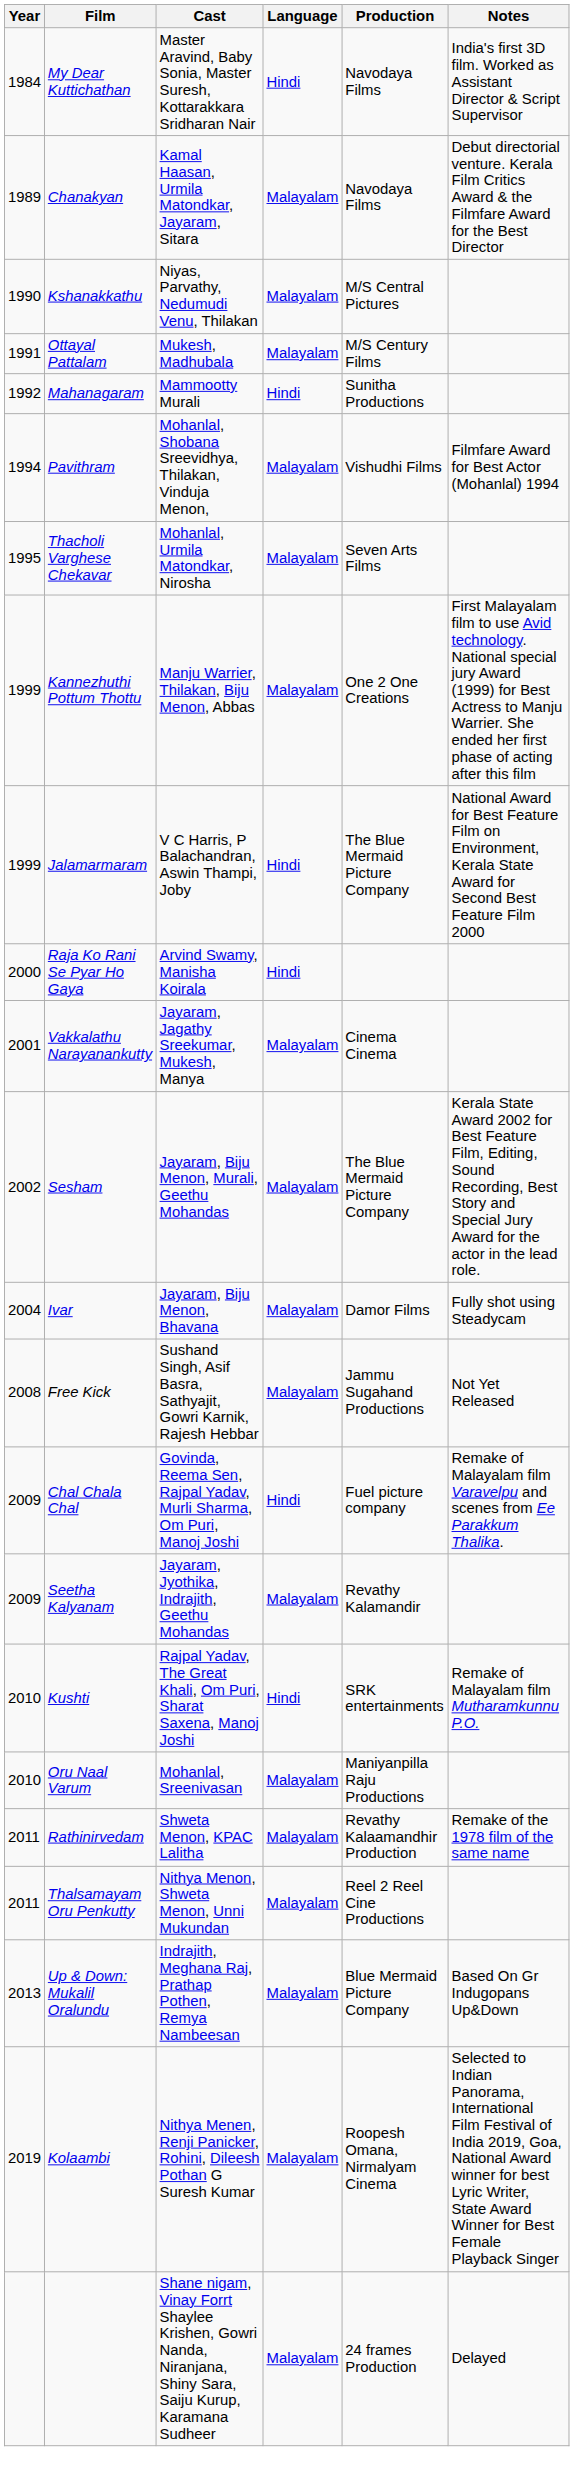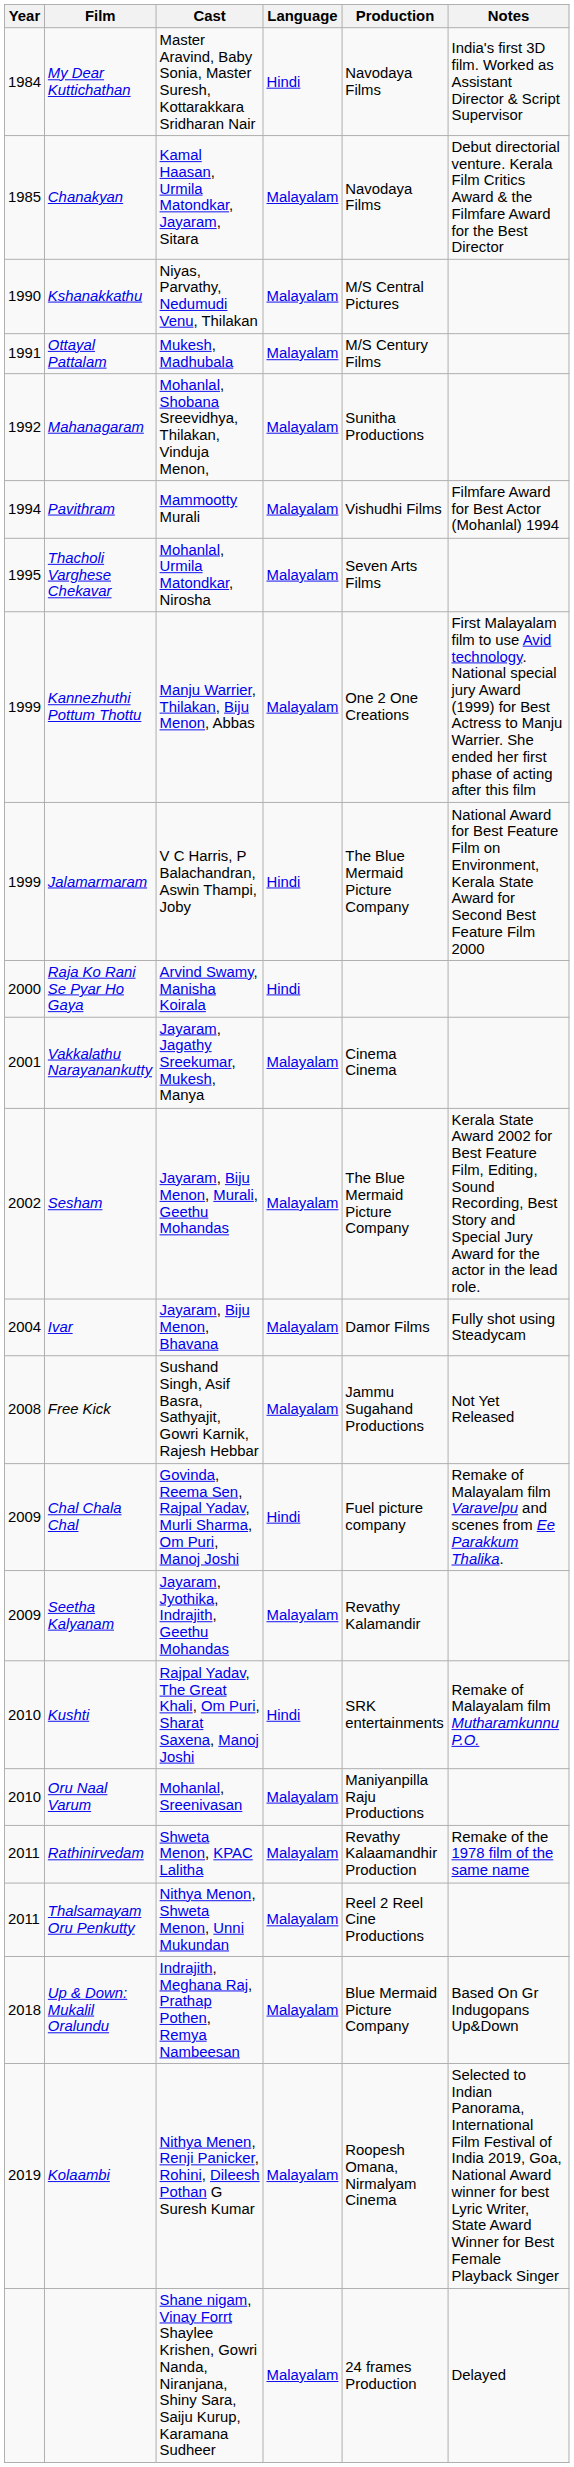(24, 197) 1989 -> (24, 197) 1985
(198, 393) Mammootty Murali -> (199, 427) Mohanlal, Shobana Sreevidhya, Thilakan, Vinduja Menon,
(283, 393) Hindi -> (302, 427) Malayalam
(199, 467) Mohanlal, Shobana Sreevidhya, Thilakan, Vinduja Menon, -> (198, 509) Mammootty Murali
(24, 1993) 2013 -> (24, 2010) 2018
